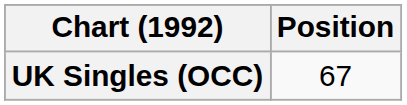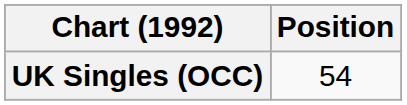(336, 75) 67 -> (336, 75) 54
